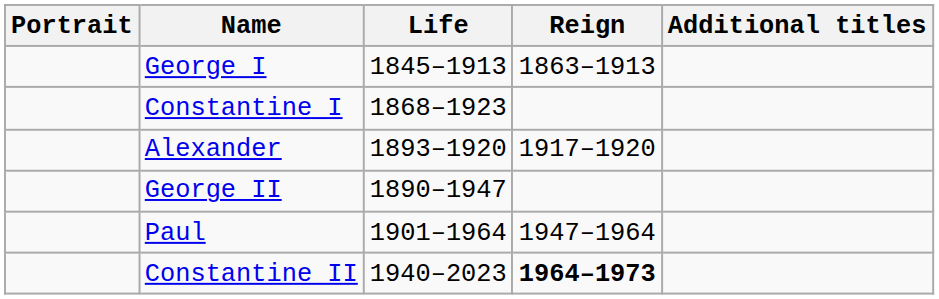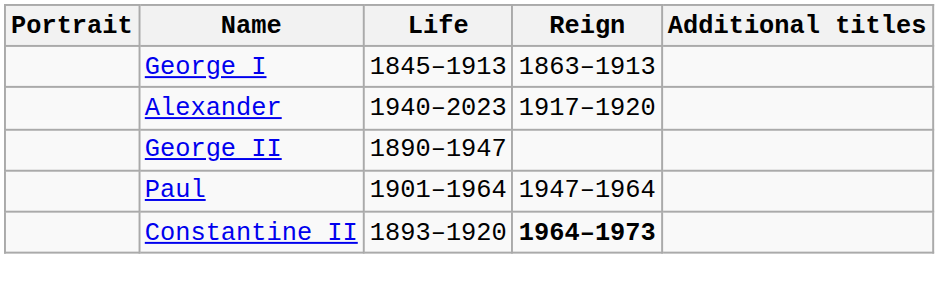- row: (244, 108)
(438, 150) 1893–1920 -> (438, 108) 1940–2023
(438, 274) 1940–2023 -> (438, 232) 1893–1920
